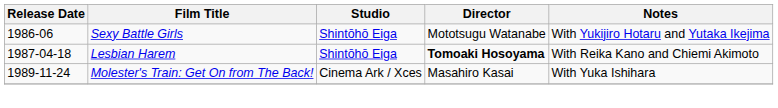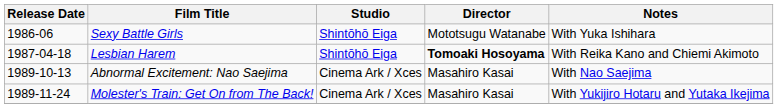(661, 34) With Yukijiro Hotaru and Yutaka Ikejima -> (603, 34) With Yuka Ishihara
+ row: (189, 73)
(603, 73) With Yuka Ishihara -> (661, 93) With Yukijiro Hotaru and Yutaka Ikejima
